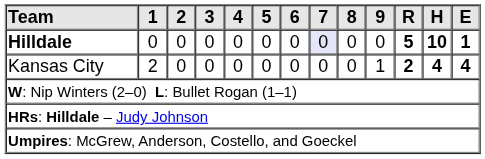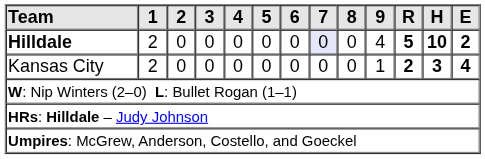(153, 42) 0 -> (153, 42) 2
(380, 42) 0 -> (380, 42) 4
(465, 42) 1 -> (465, 42) 2
(437, 66) 4 -> (437, 66) 3
